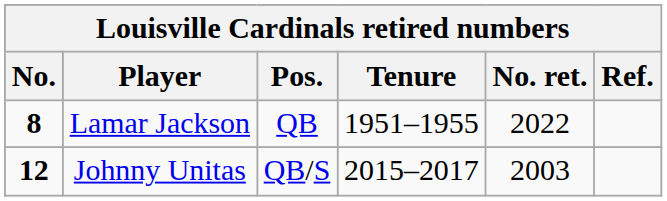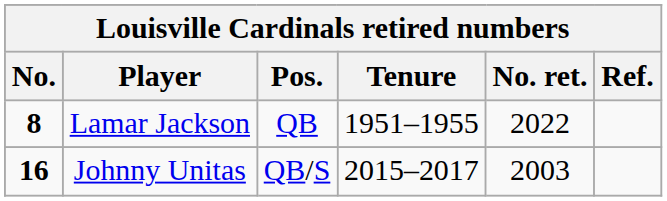(34, 170) 12 -> (34, 170) 16
